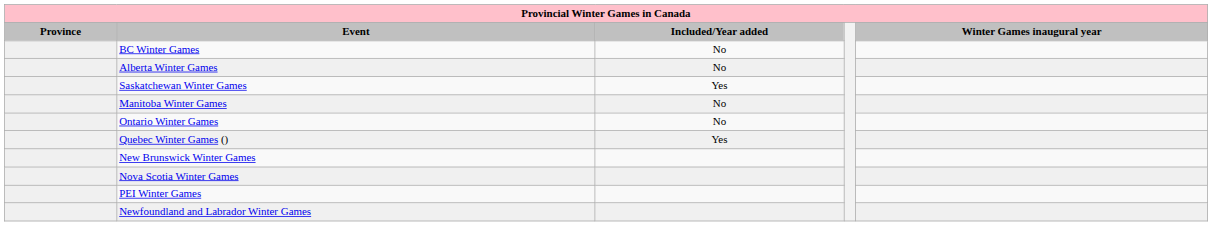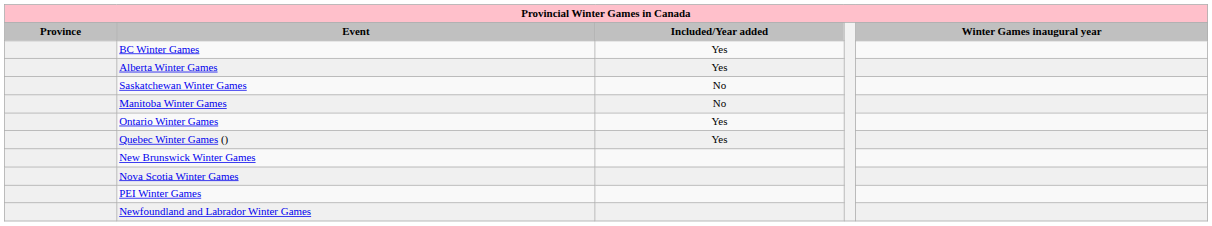(719, 50) No -> (719, 50) Yes
(719, 68) No -> (719, 68) Yes
(719, 86) Yes -> (719, 86) No
(719, 122) No -> (719, 122) Yes
